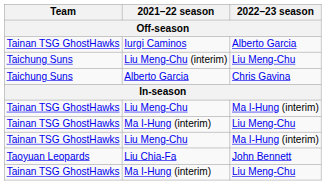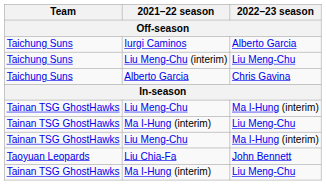(63, 44) Tainan TSG GhostHawks -> (40, 44) Taichung Suns
